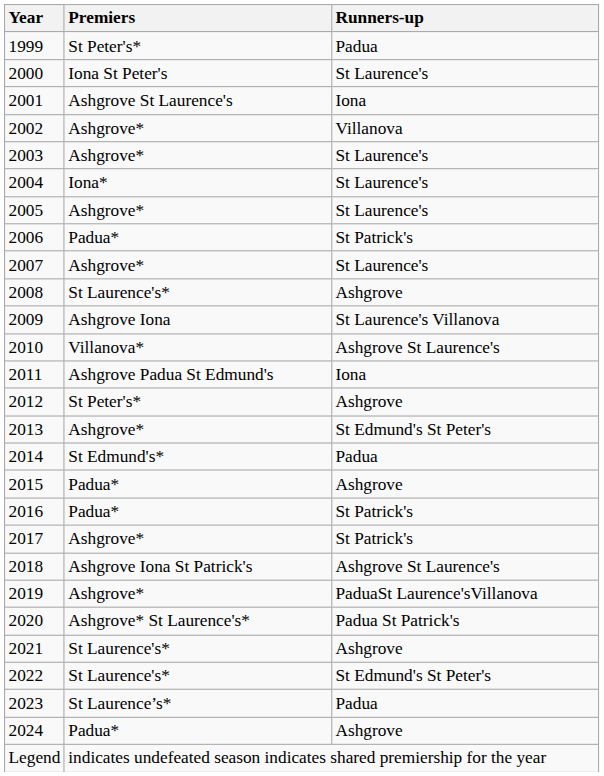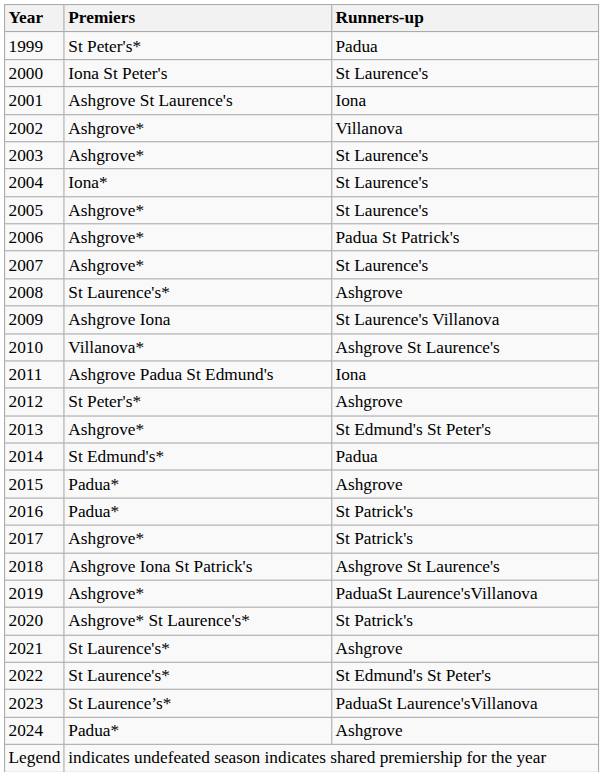(94, 237) Padua* -> (106, 237) Ashgrove*
(374, 237) St Patrick's -> (398, 237) Padua St Patrick's
(398, 621) Padua St Patrick's -> (374, 621) St Patrick's
(357, 703) Padua -> (437, 703) PaduaSt Laurence'sVillanova
